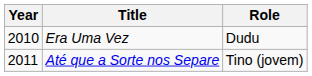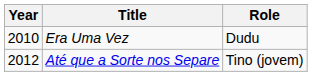(23, 60) 2011 -> (23, 60) 2012
